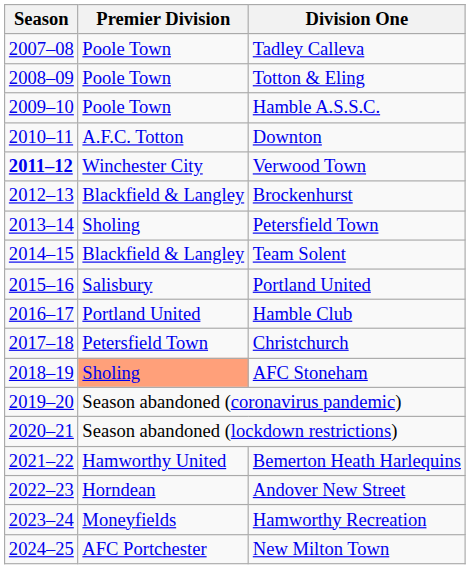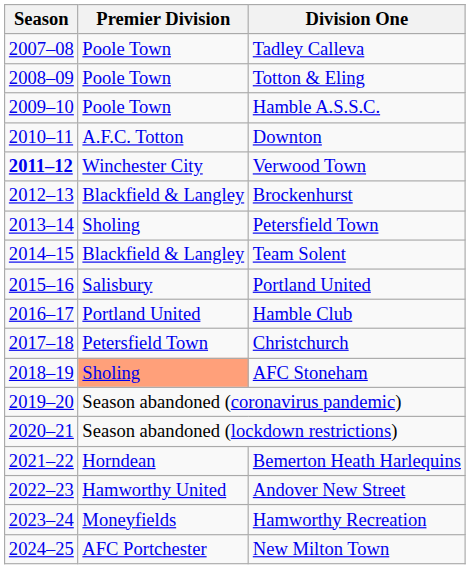(154, 460) Hamworthy United -> (119, 460) Horndean
(119, 490) Horndean -> (154, 490) Hamworthy United
